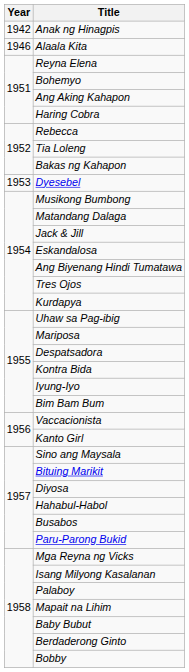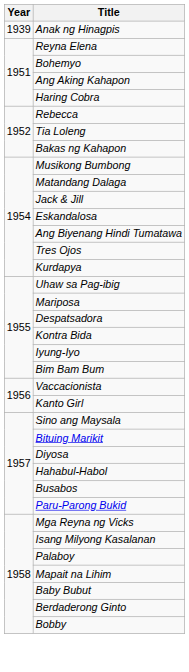(19, 30) 1942 -> (19, 30) 1939
- row: (61, 47)
- row: (58, 183)
